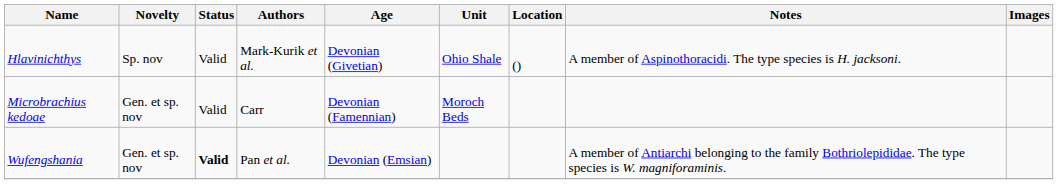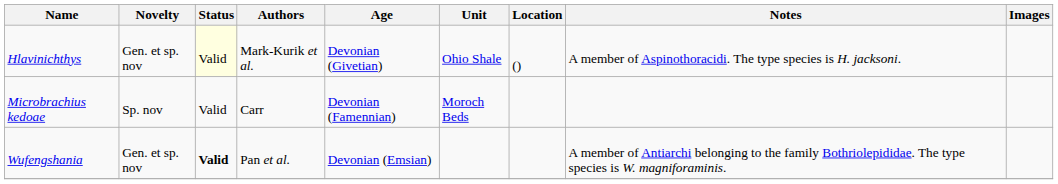(142, 58) Sp. nov -> (151, 58) Gen. et sp. nov
(213, 58) no background -> (213, 58) lightyellow background
(151, 109) Gen. et sp. nov -> (142, 109) Sp. nov
